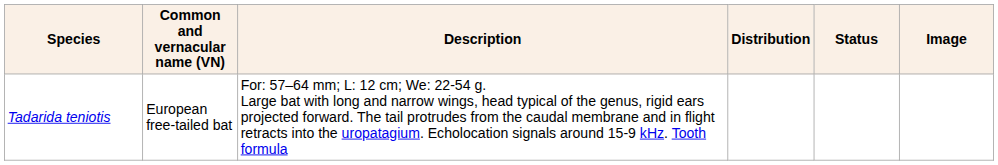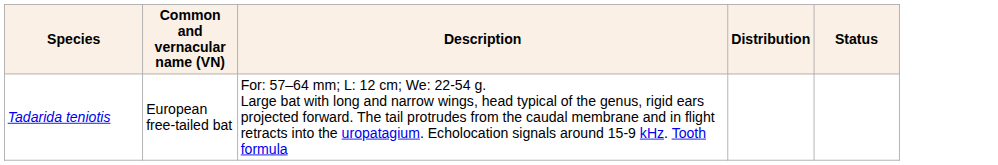- column: (947, 39)
